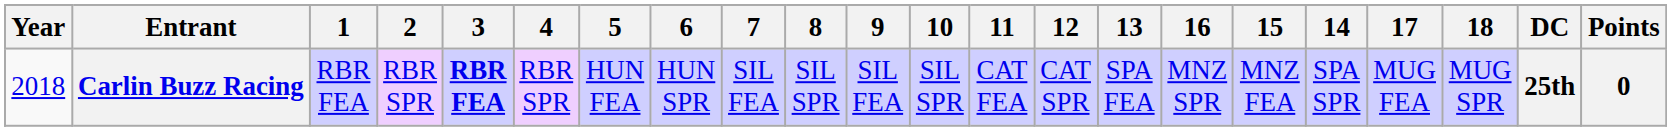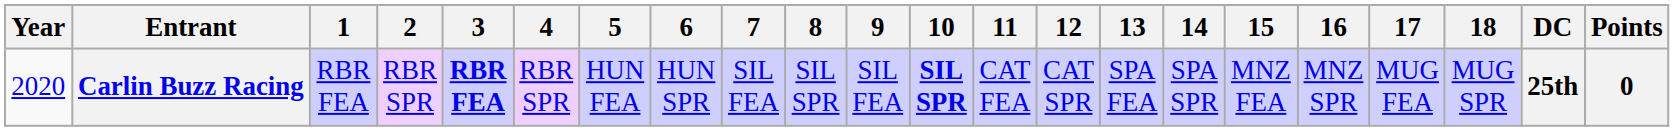columns swapped: (1336, 26) <-> (1197, 26)
(38, 86) 2018 -> (38, 86) 2020
(940, 86) normal -> (941, 86) bold
